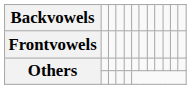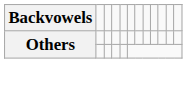- row: (53, 44)
